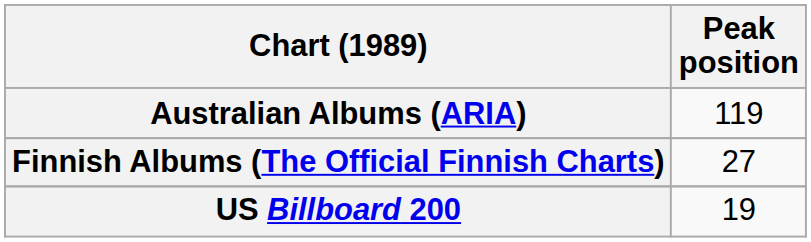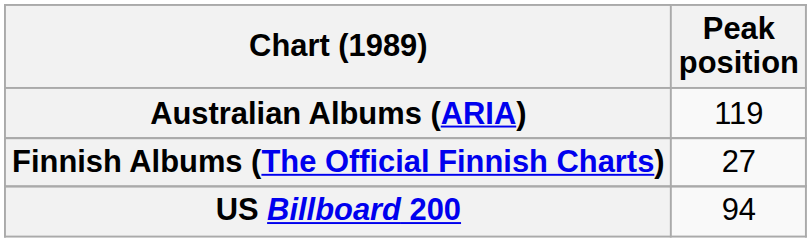(739, 210) 19 -> (739, 210) 94
